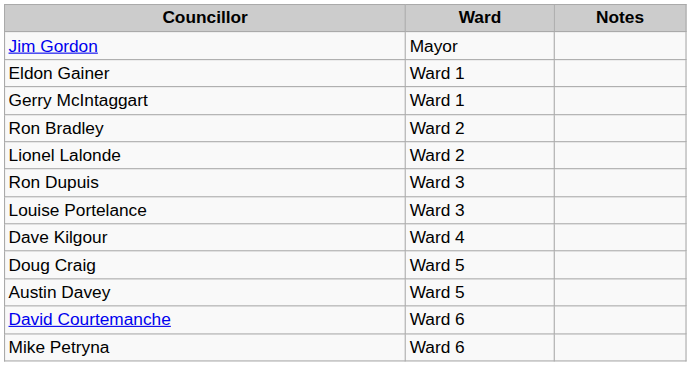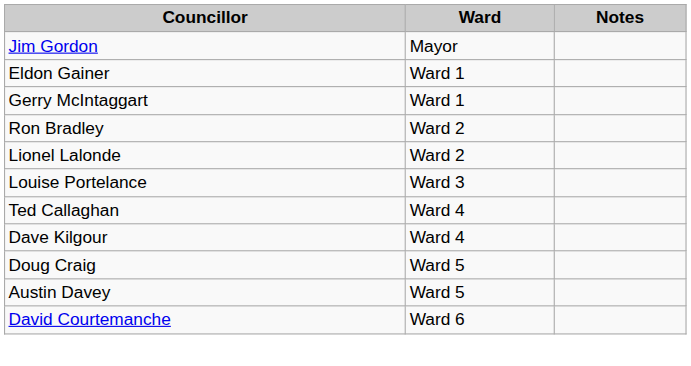- row: (54, 182)
+ row: (64, 210)
- row: (59, 347)
